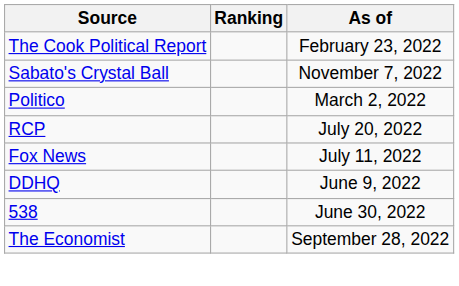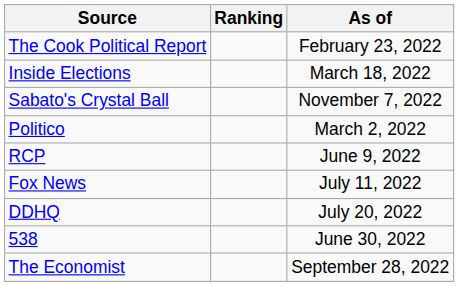+ row: (70, 73)
(370, 128) July 20, 2022 -> (370, 156) June 9, 2022
(370, 184) June 9, 2022 -> (370, 211) July 20, 2022
